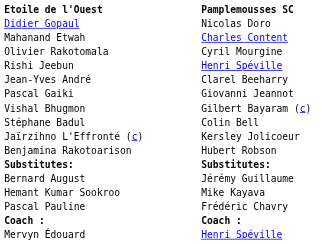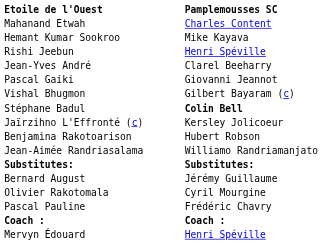- row: (42, 24)
rows swapped: (56, 52) <-> (62, 193)
(230, 122) normal -> (214, 108) bold
+ row: (74, 150)
